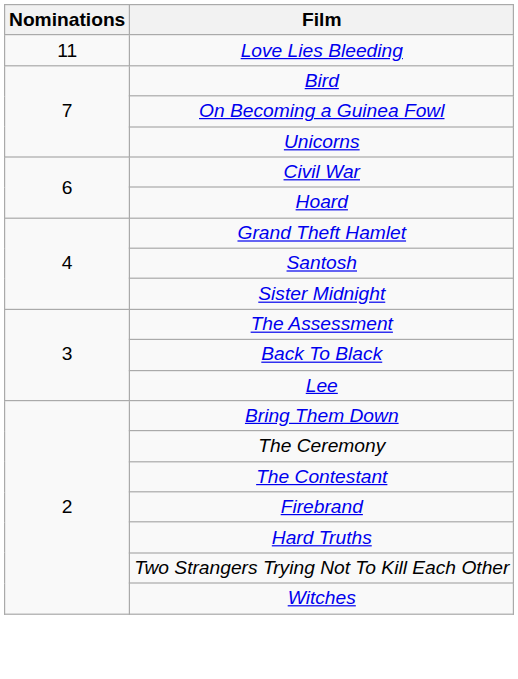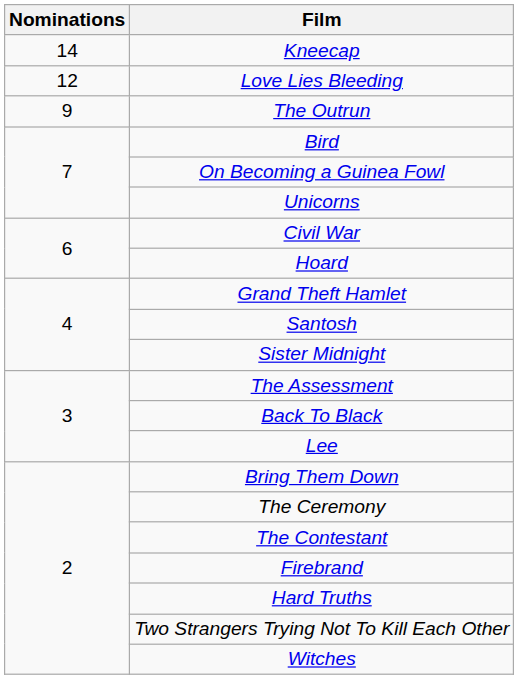+ row: (322, 50)
(67, 50) 11 -> (67, 80) 12
+ row: (322, 111)
